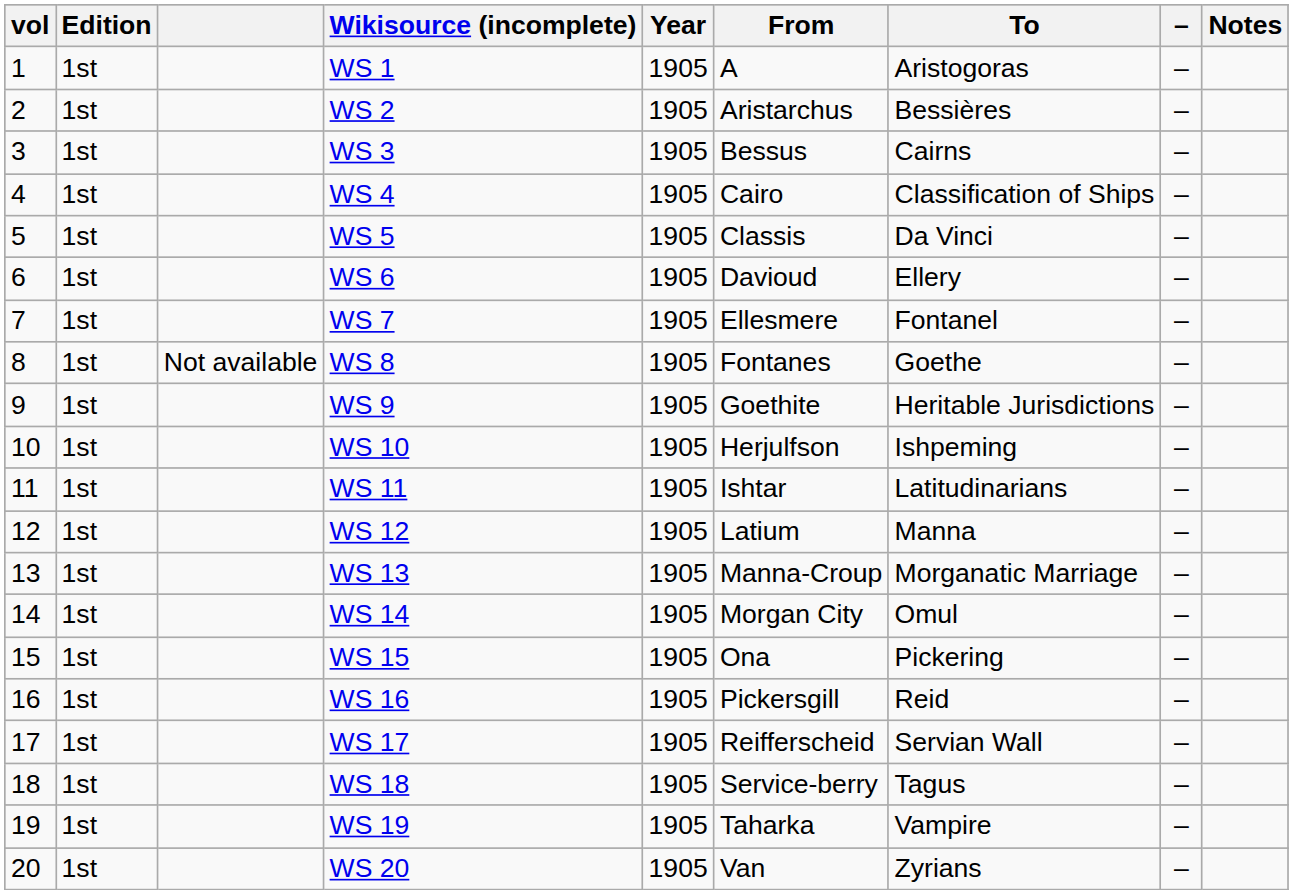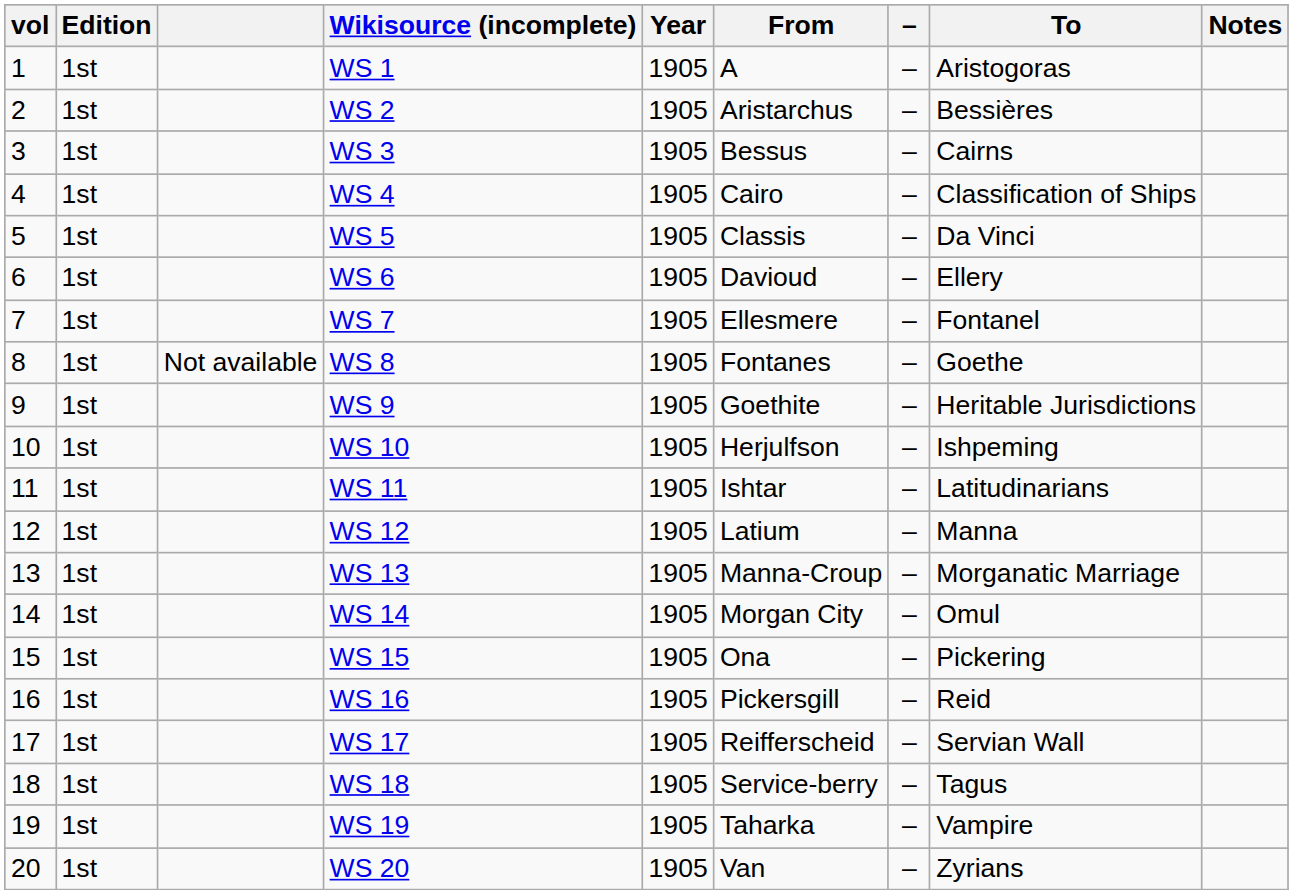columns swapped: (1181, 25) <-> (1024, 25)
